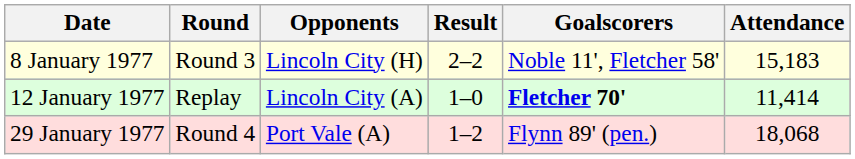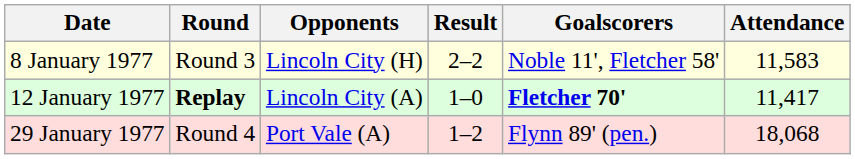(787, 60) 15,183 -> (787, 60) 11,583
(208, 97) normal -> (210, 97) bold
(787, 97) 11,414 -> (787, 97) 11,417
